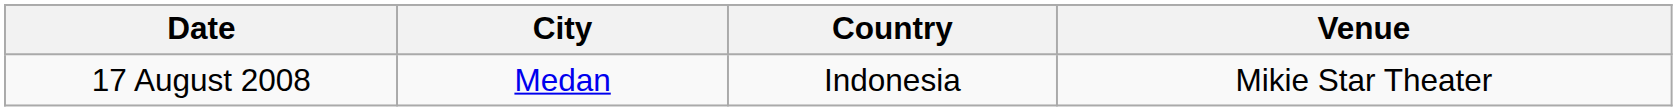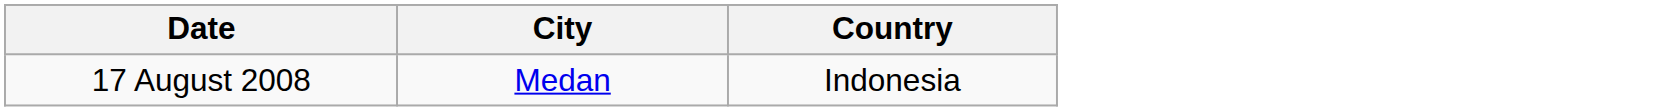- column: (1364, 29)
